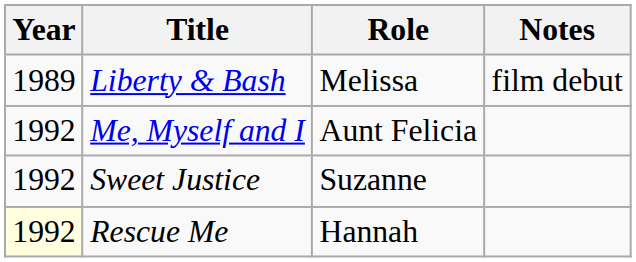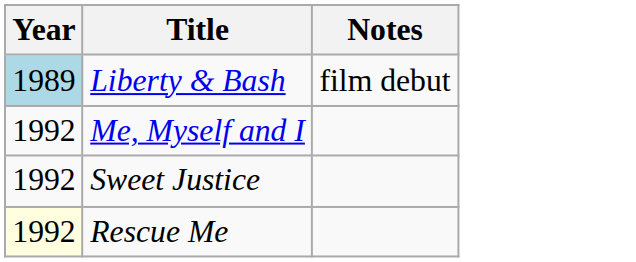- column: (398, 29)
(44, 79) no background -> (44, 79) lightblue background
